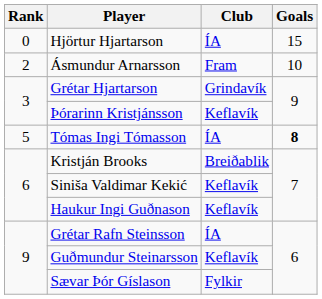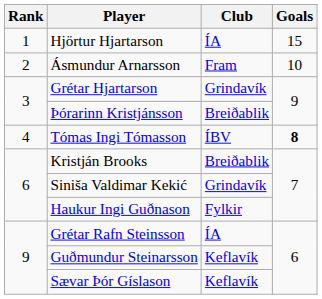(26, 40) 0 -> (26, 40) 1
(231, 112) Keflavík -> (237, 112) Breiðablik
(26, 137) 5 -> (26, 137) 4
(213, 137) ÍA -> (218, 137) ÍBV
(231, 185) Keflavík -> (236, 185) Grindavík
(231, 209) Keflavík -> (223, 209) Fylkir
(223, 281) Fylkir -> (231, 281) Keflavík
